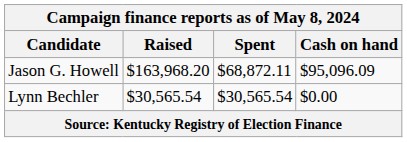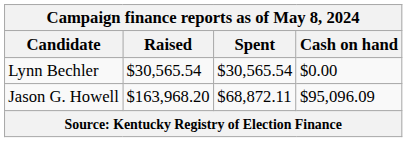rows swapped: (53, 96) <-> (64, 70)
